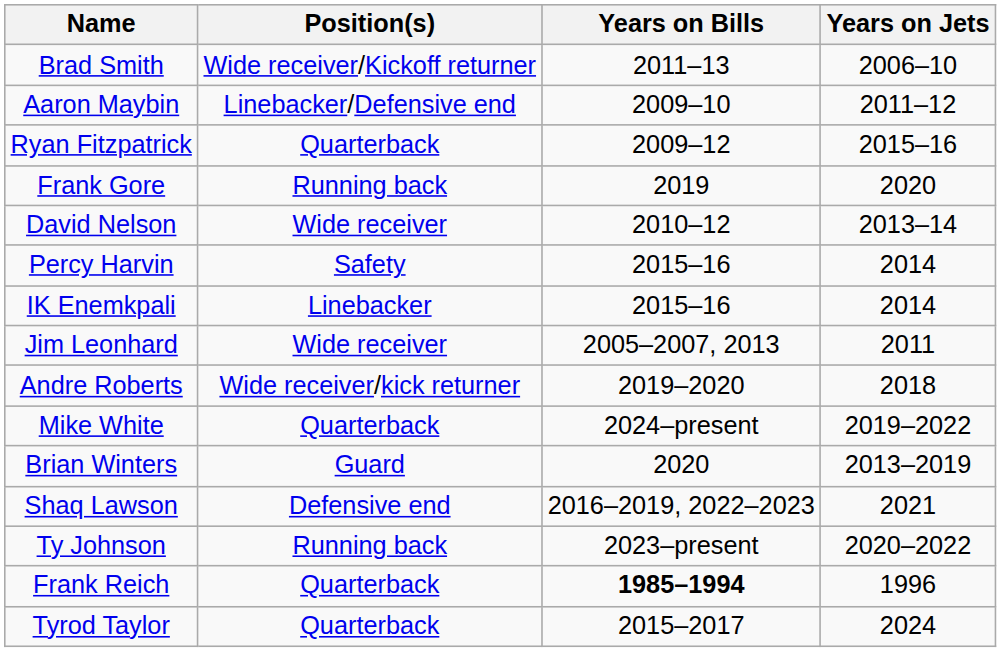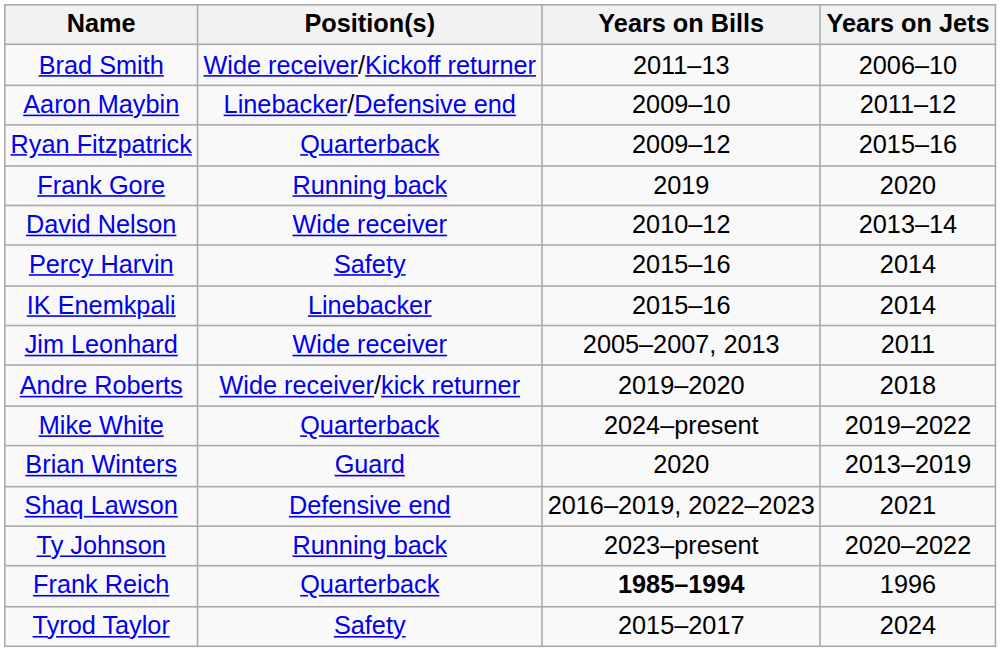(370, 625) Quarterback -> (370, 625) Safety
